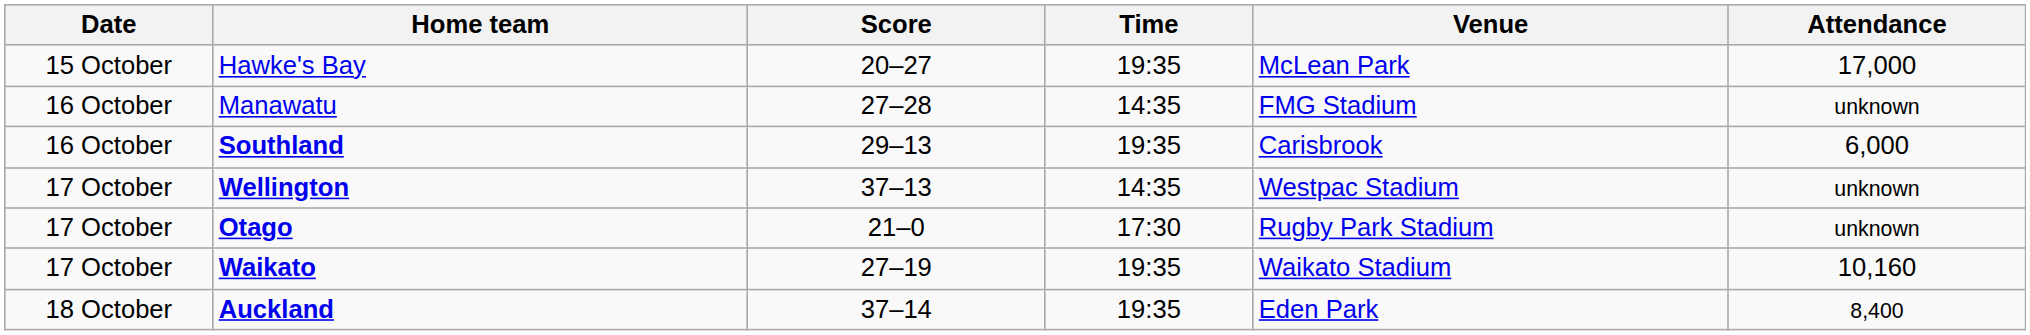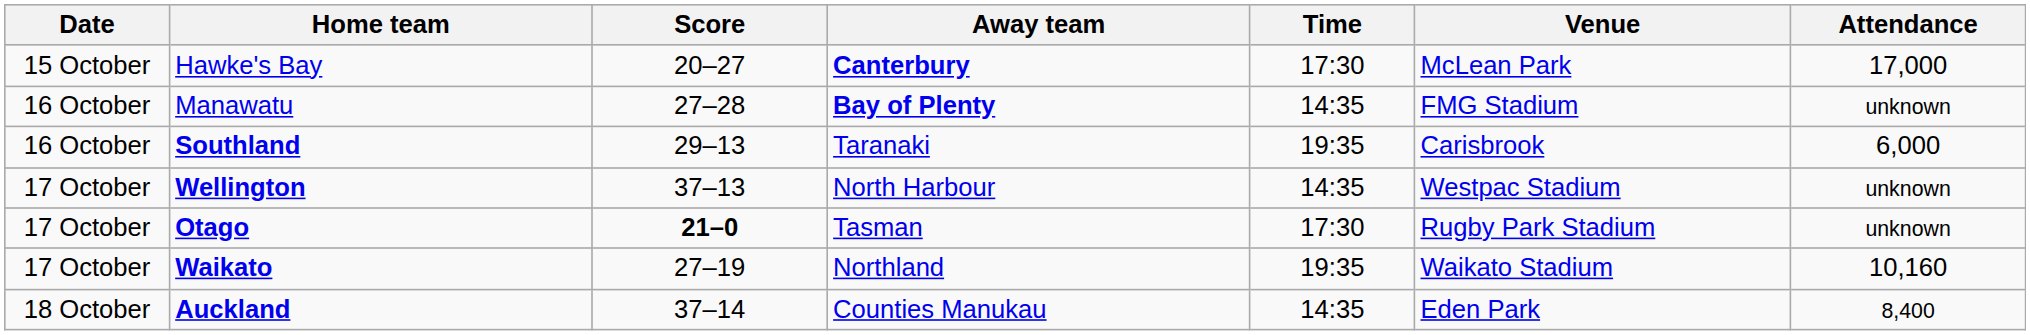+ column: (1039, 24)
(1149, 65) 19:35 -> (1332, 65) 17:30
(896, 227) normal -> (710, 227) bold
(1149, 308) 19:35 -> (1332, 308) 14:35
